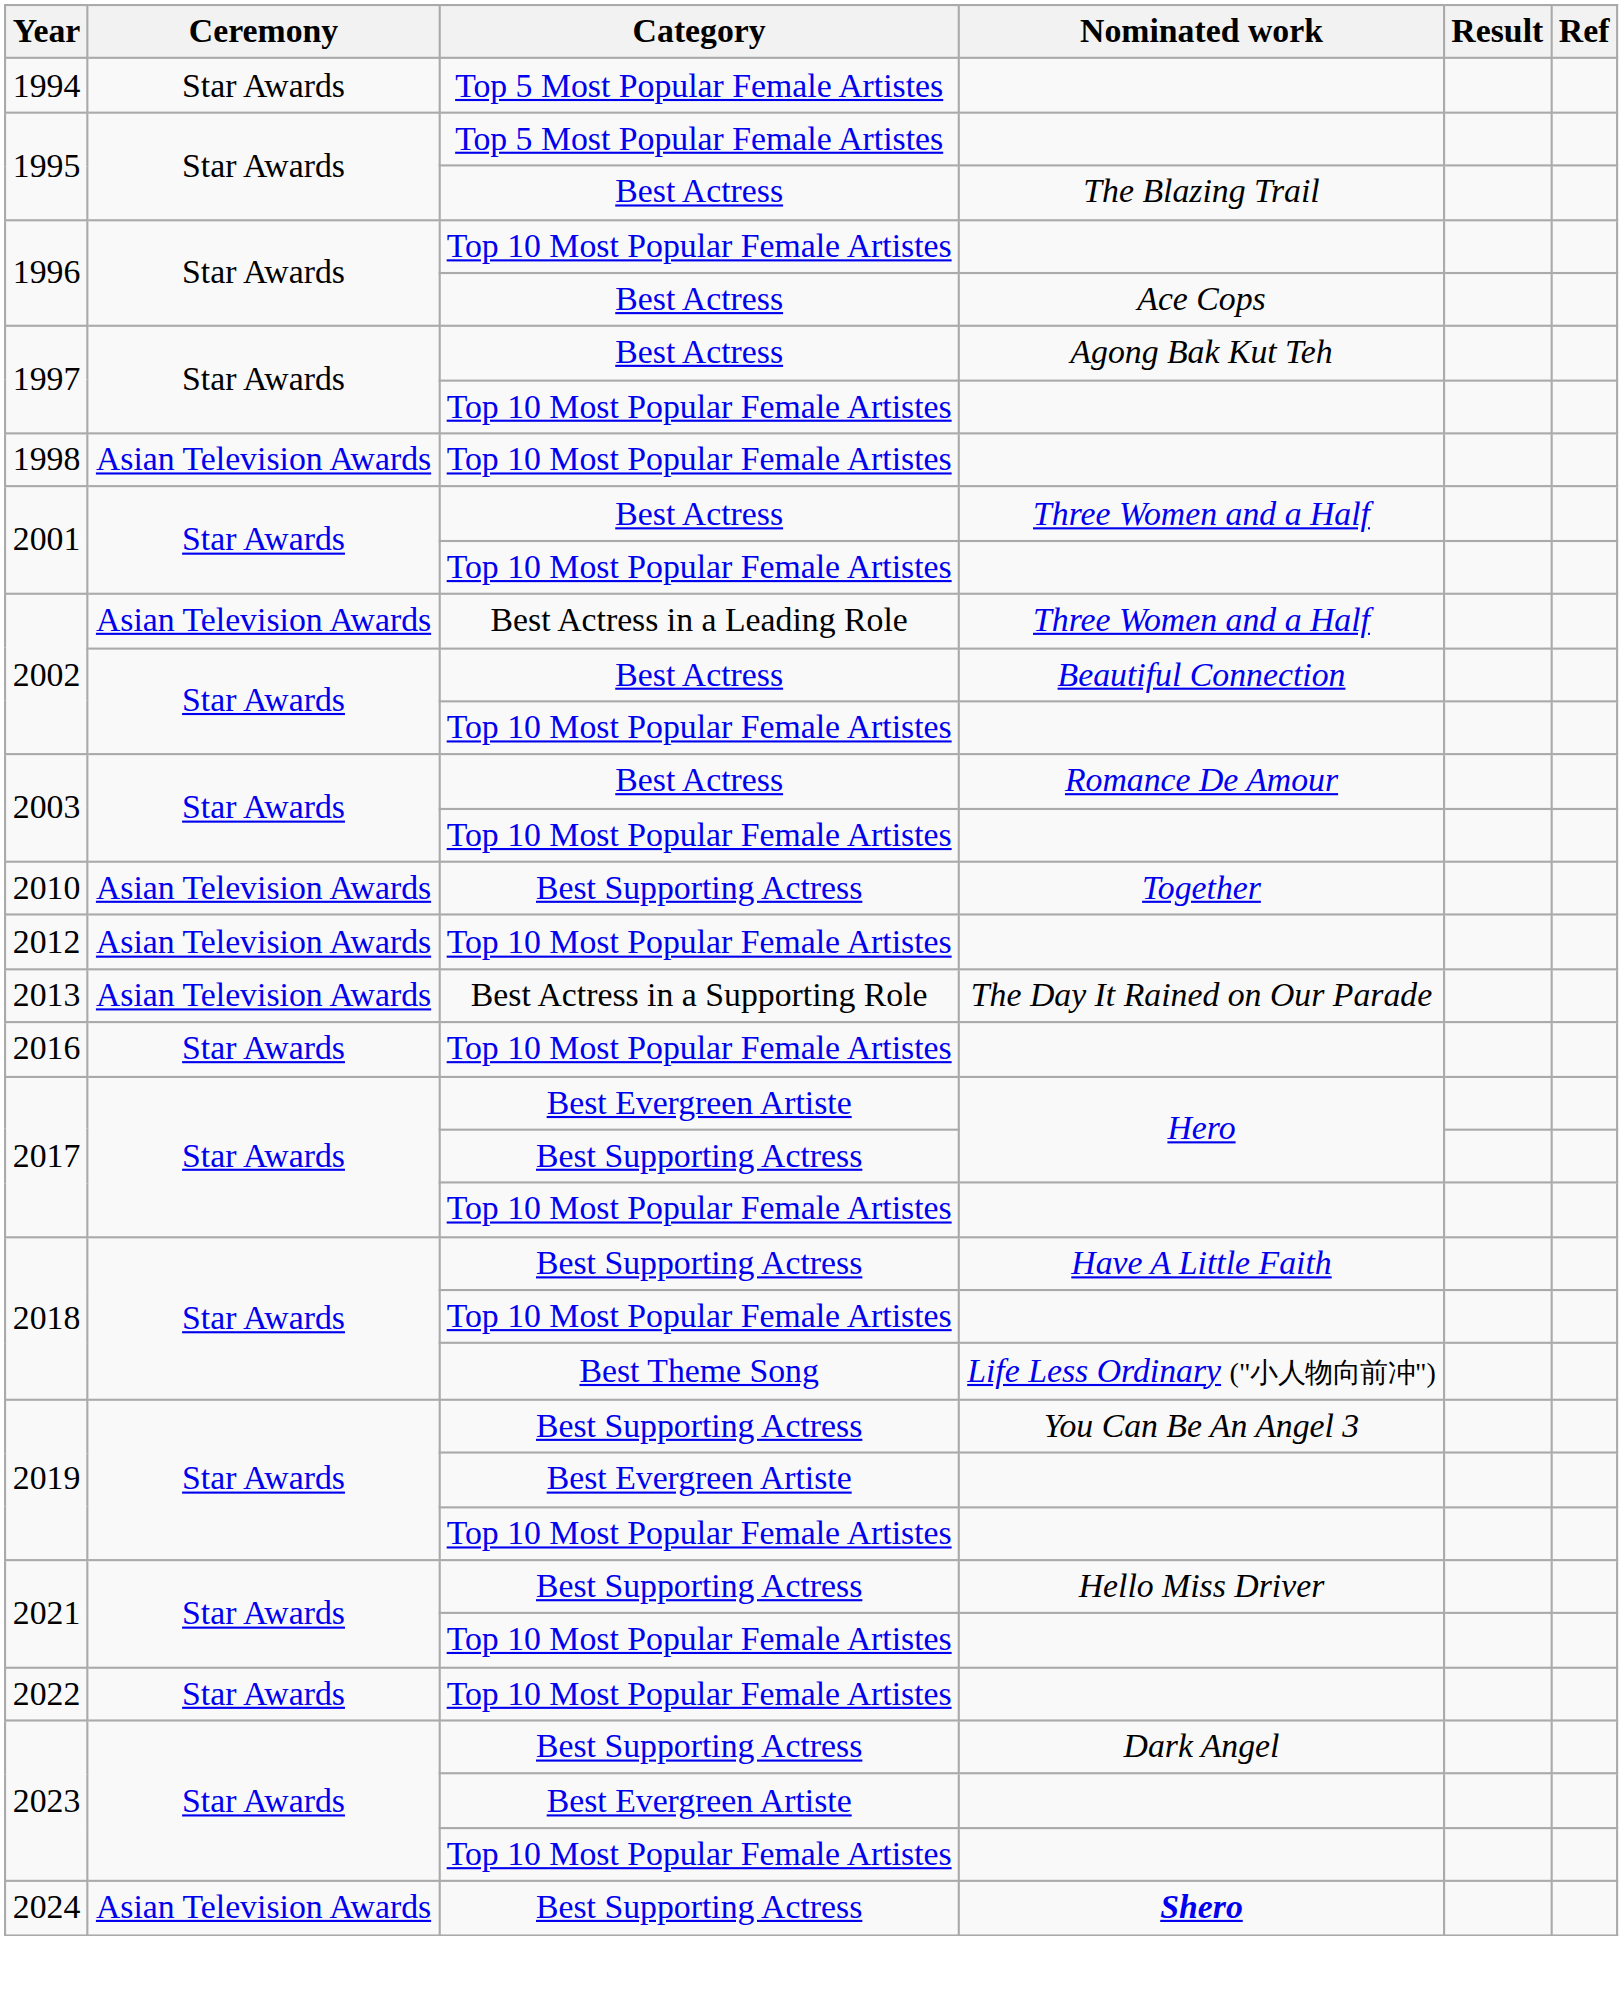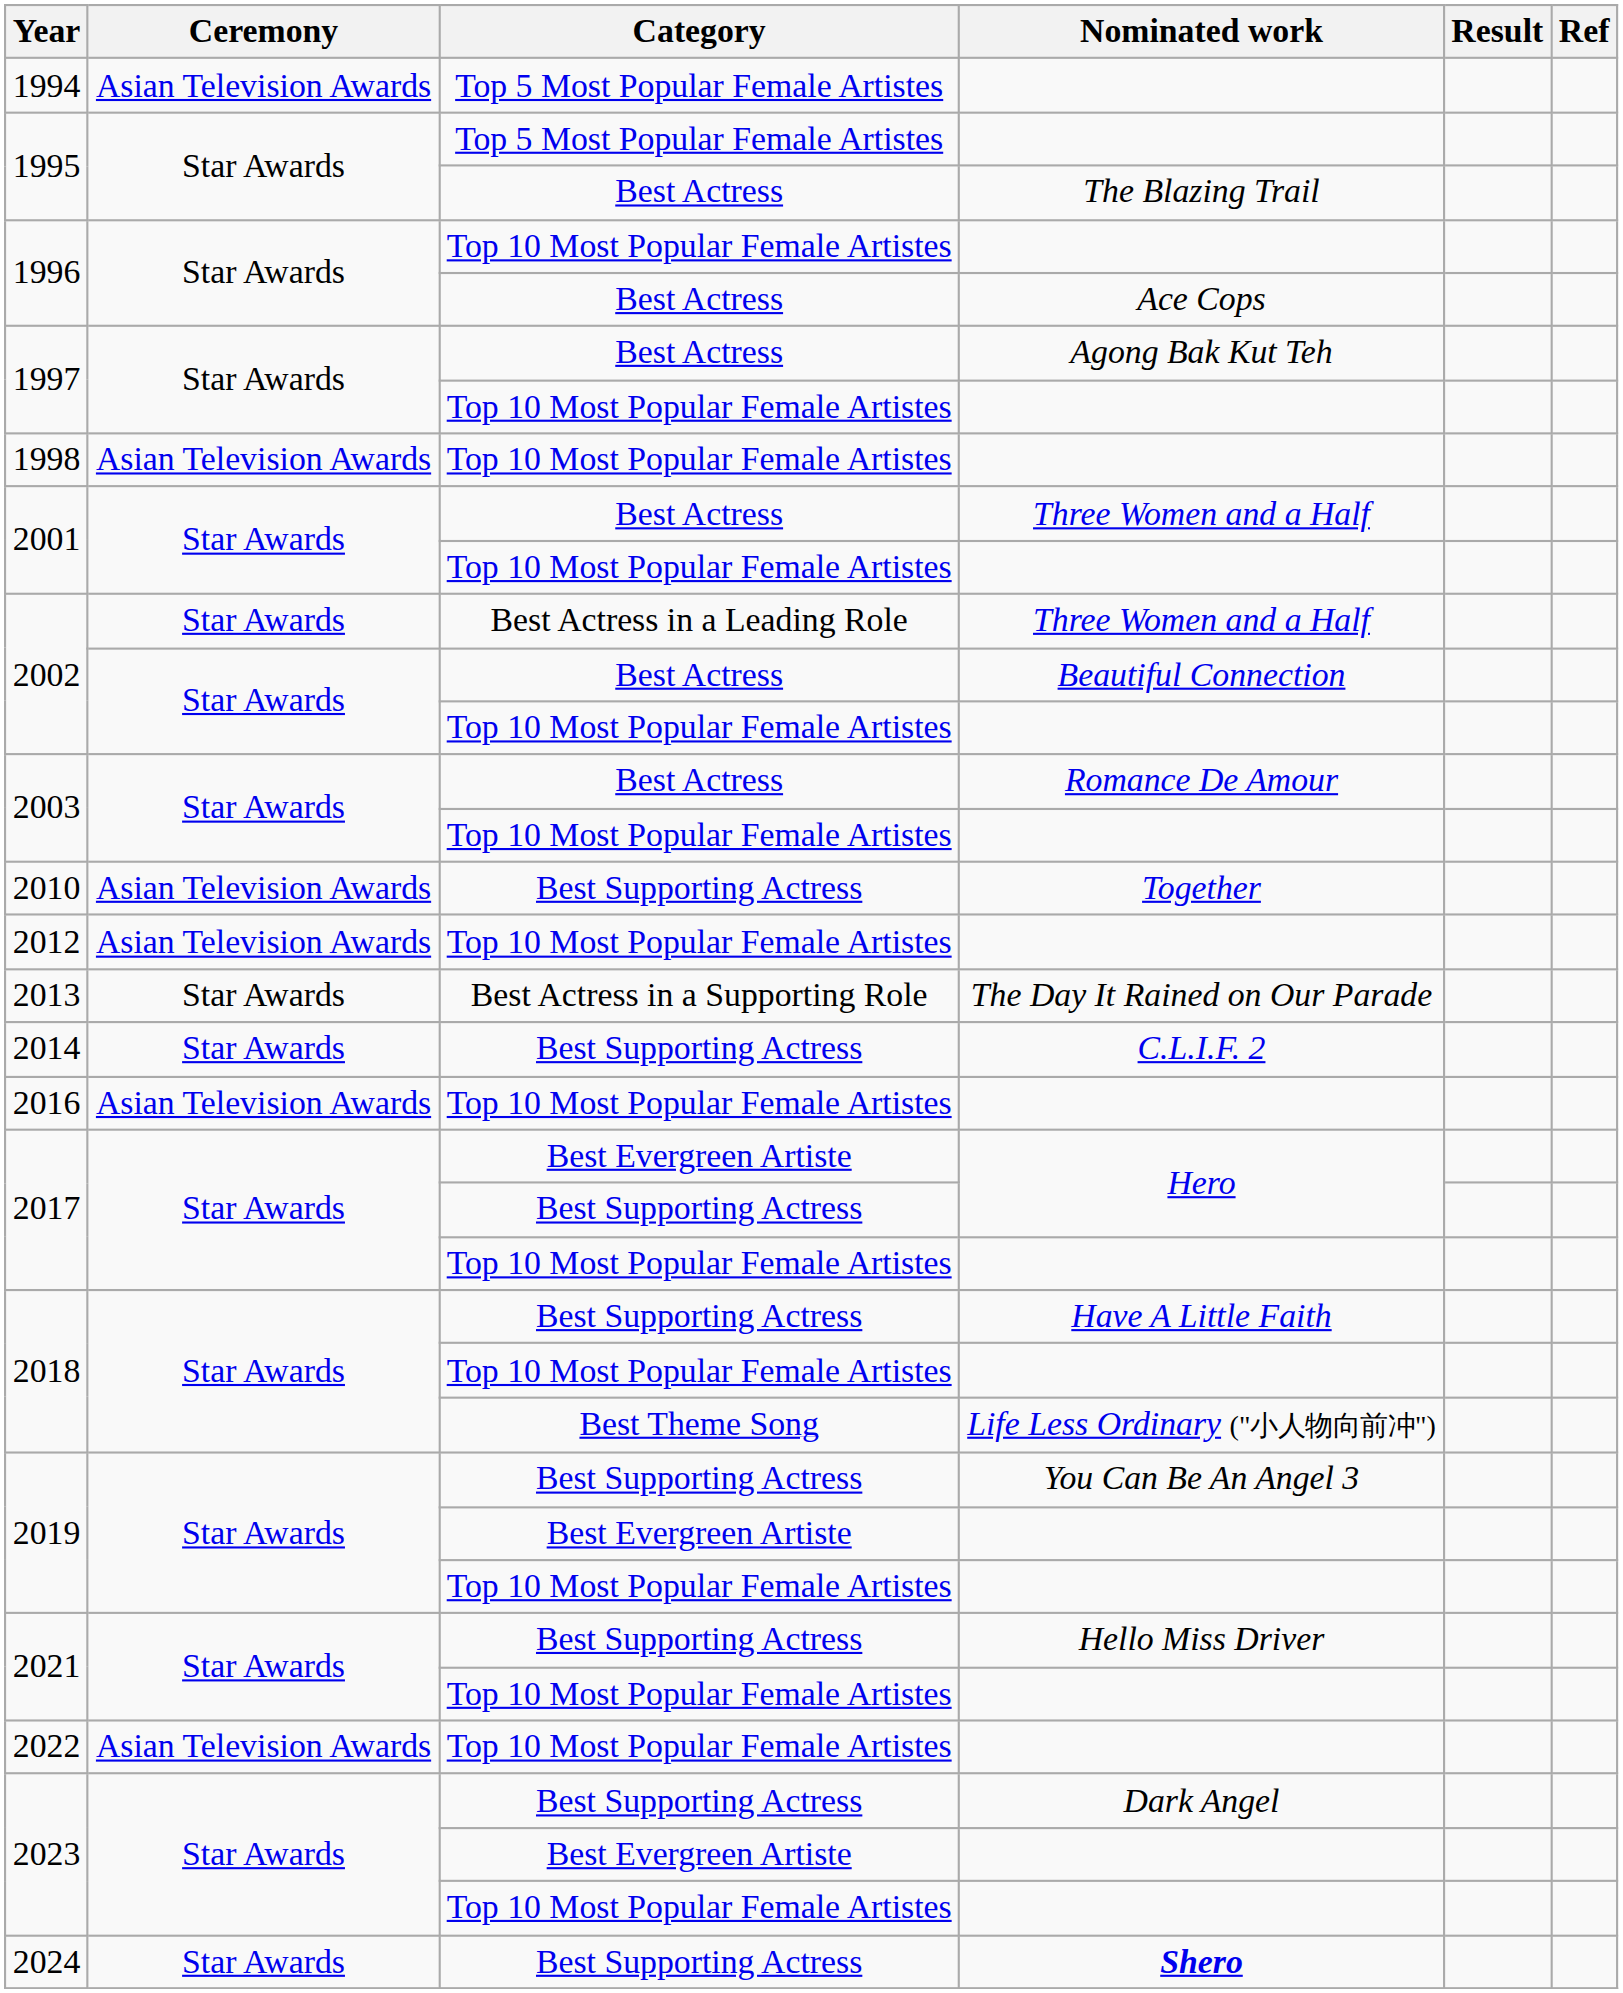(264, 84) Star Awards -> (264, 84) Asian Television Awards
(264, 620) Asian Television Awards -> (264, 620) Star Awards
(264, 995) Asian Television Awards -> (264, 995) Star Awards
+ row: (47, 1048)
(264, 1048) Star Awards -> (264, 1102) Asian Television Awards
(264, 1693) Star Awards -> (264, 1746) Asian Television Awards
(264, 1907) Asian Television Awards -> (264, 1960) Star Awards
